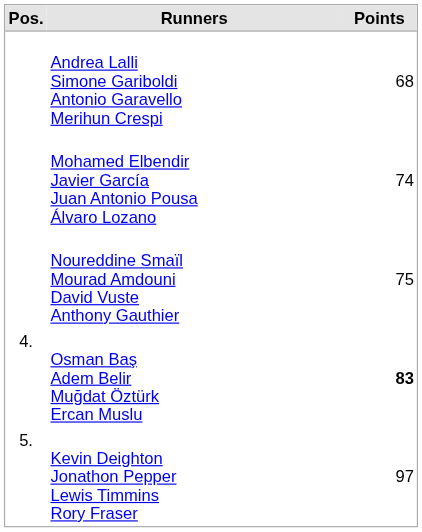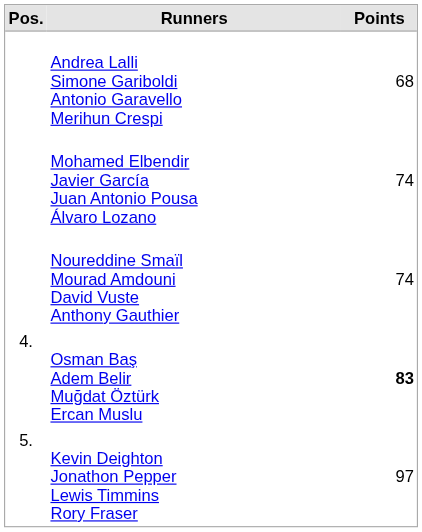(405, 279) 75 -> (405, 279) 74
